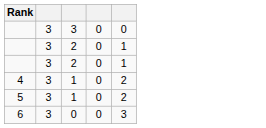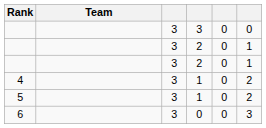+ column: (99, 13)
